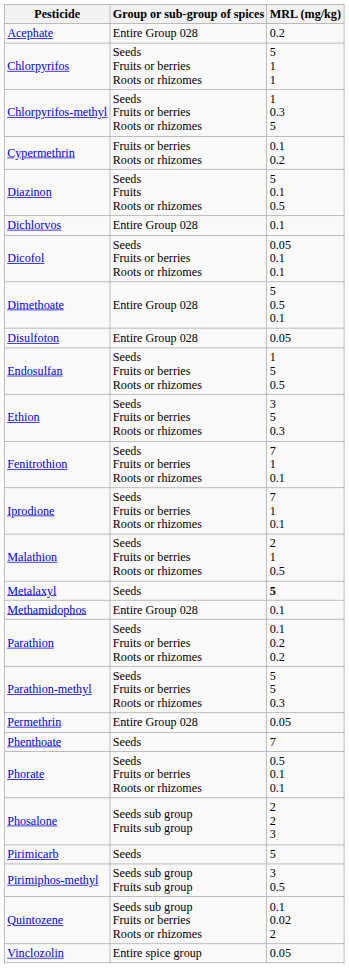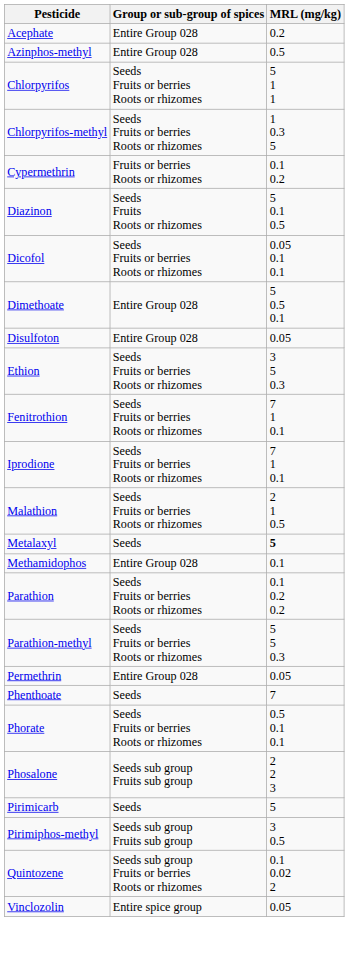+ row: (49, 52)
- row: (34, 225)
- row: (35, 371)
